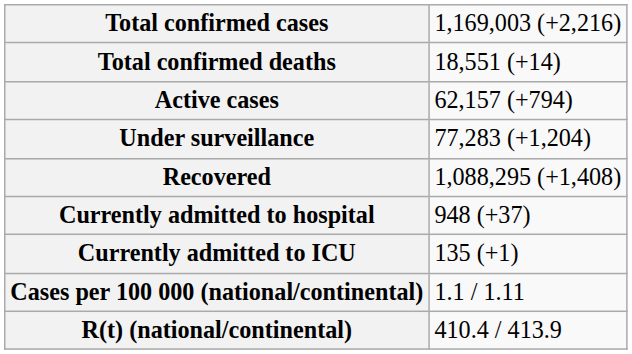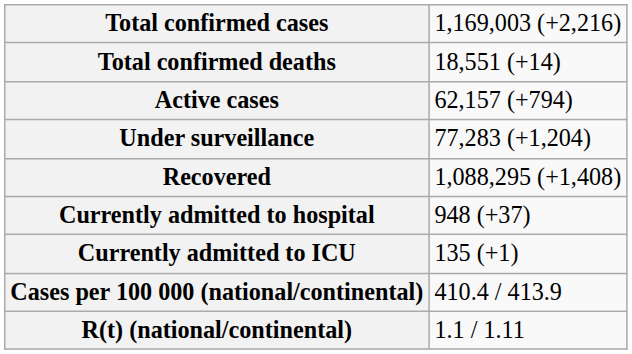(480, 291) 1.1 / 1.11 -> (498, 291) 410.4 / 413.9
(498, 330) 410.4 / 413.9 -> (480, 330) 1.1 / 1.11
